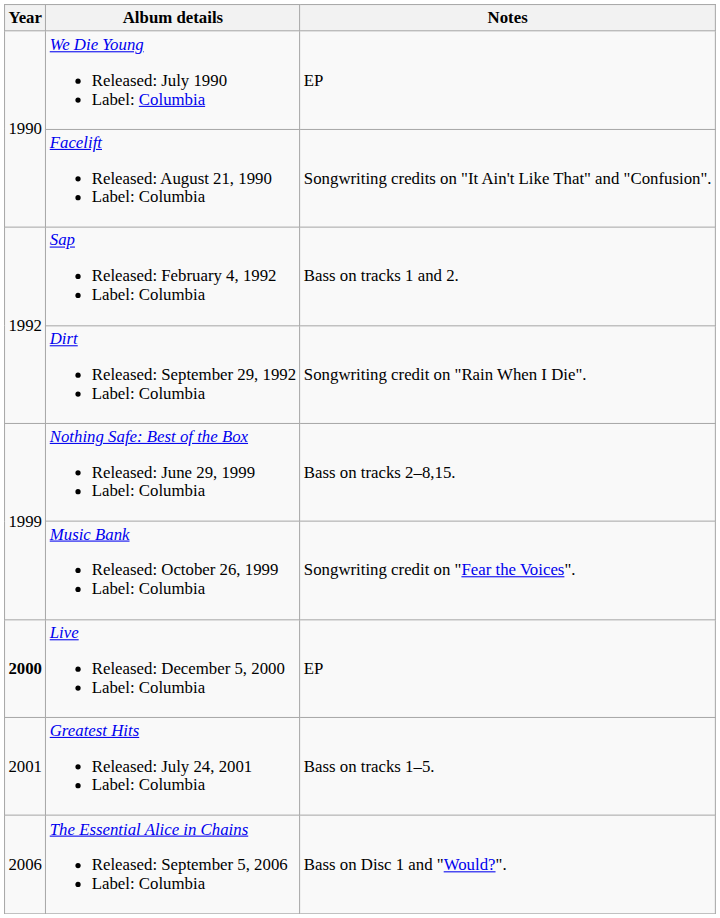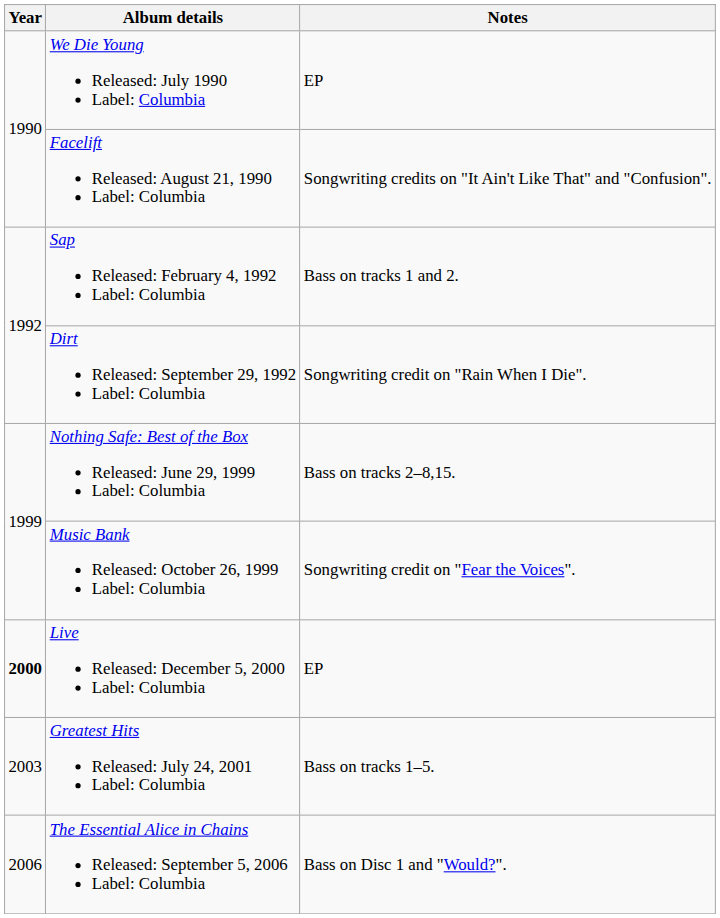(25, 766) 2001 -> (25, 766) 2003
